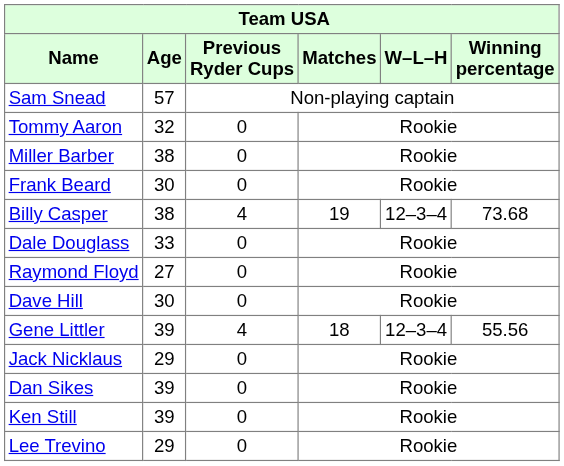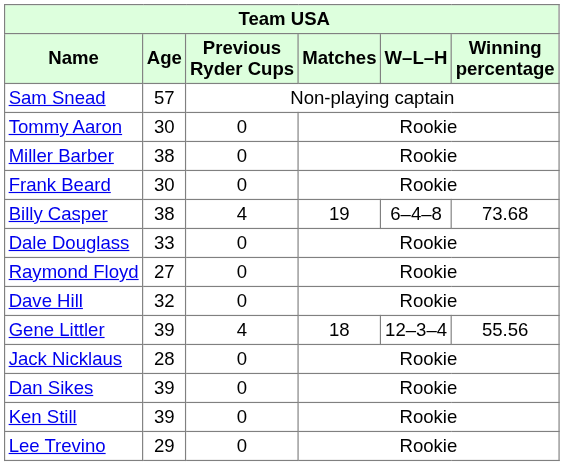(164, 126) 32 -> (164, 126) 30
(416, 213) 12–3–4 -> (416, 213) 6–4–8
(164, 300) 30 -> (164, 300) 32
(164, 358) 29 -> (164, 358) 28
